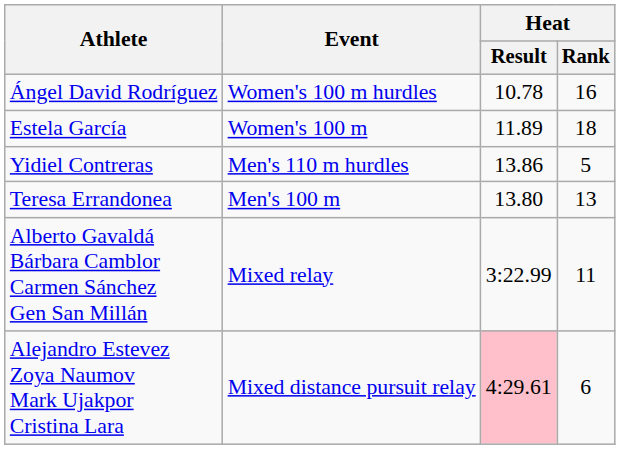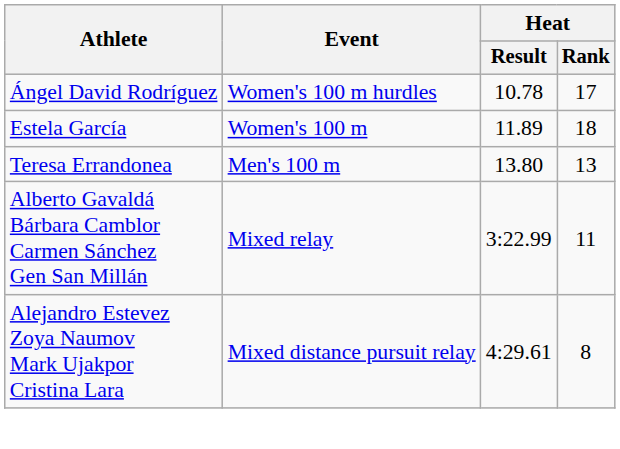(586, 92) 16 -> (586, 92) 17
- row: (81, 164)
(519, 387) pink background -> (519, 351) no background
(586, 387) 6 -> (586, 351) 8
